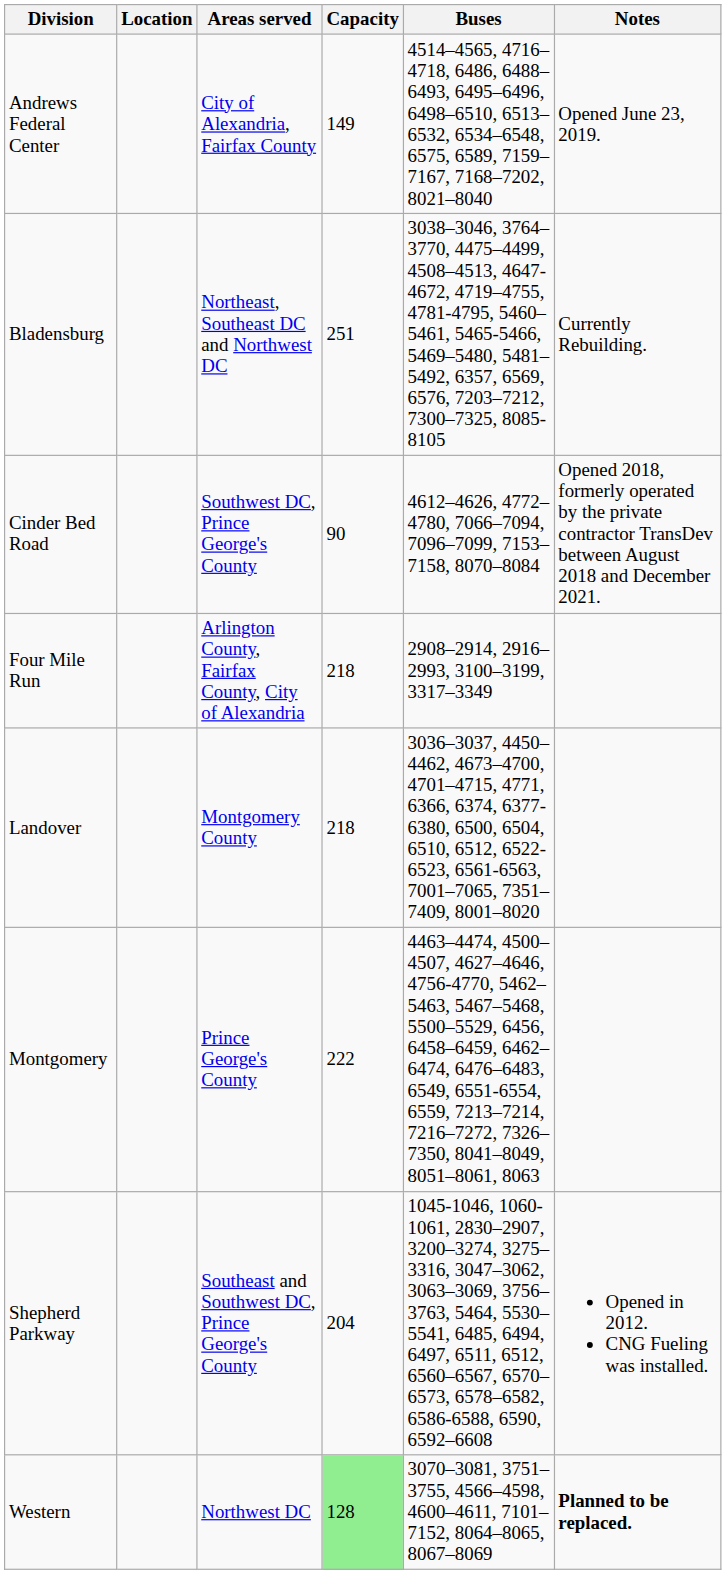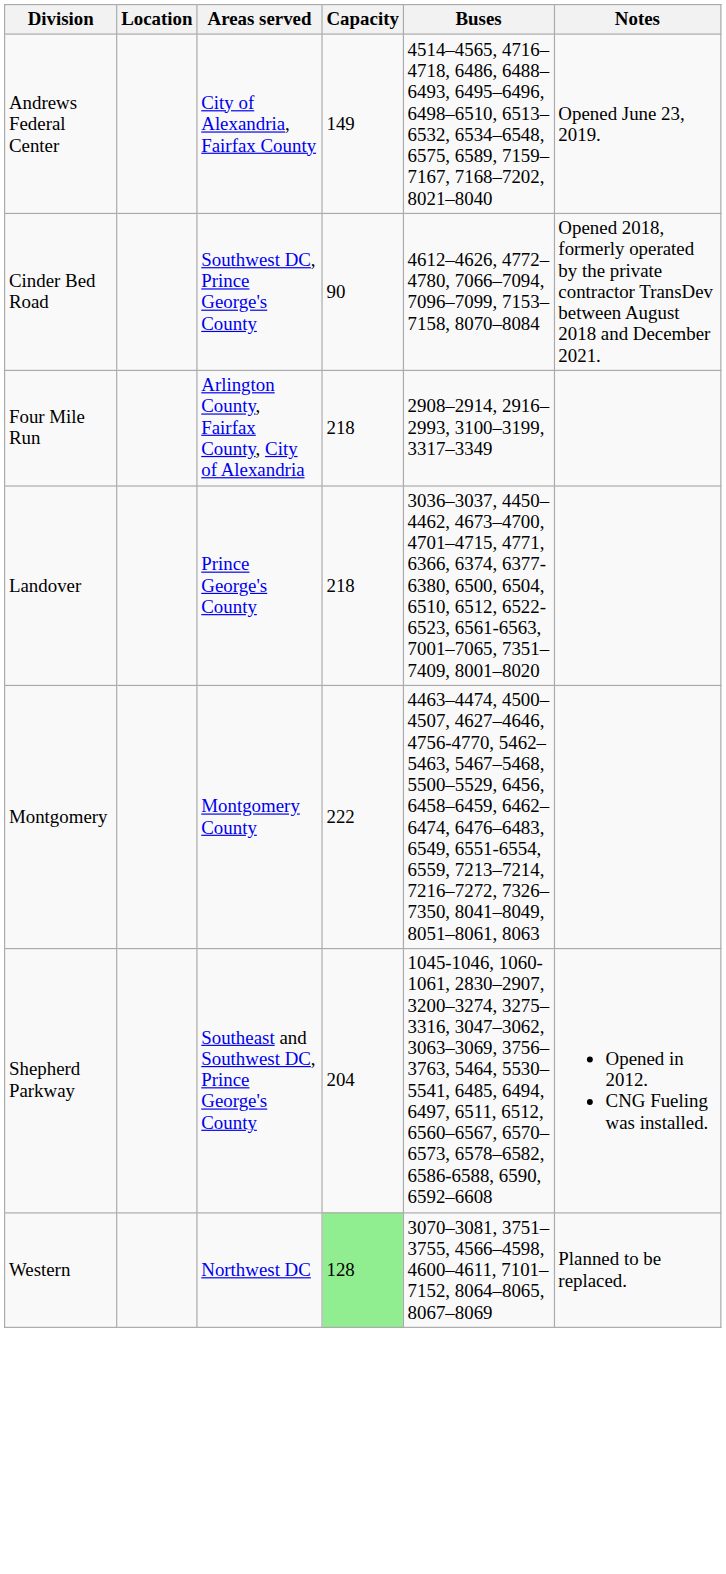- row: (56, 334)
(251, 827) Montgomery County -> (234, 585) Prince George's County
(234, 1059) Prince George's County -> (251, 817) Montgomery County
(613, 1512) bold -> (610, 1269) normal
